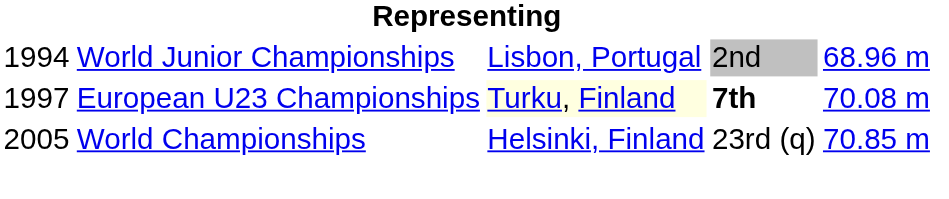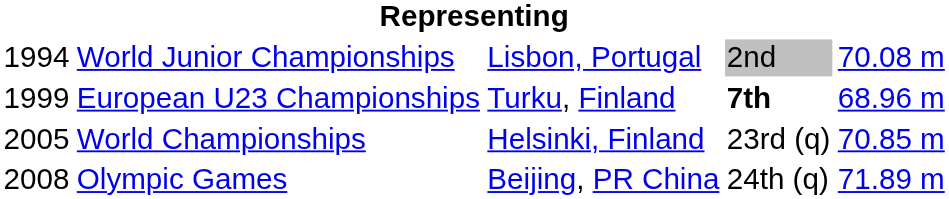(876, 57) 68.96 m -> (891, 57) 70.08 m
(36, 98) 1997 -> (36, 98) 1999
(581, 98) lightyellow background -> (581, 98) no background
(876, 98) 70.08 m -> (891, 98) 68.96 m
+ row: (182, 179)
